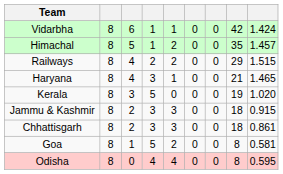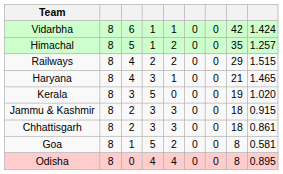(263, 45) 1.457 -> (263, 45) 1.257
(263, 161) 0.595 -> (263, 161) 0.895
